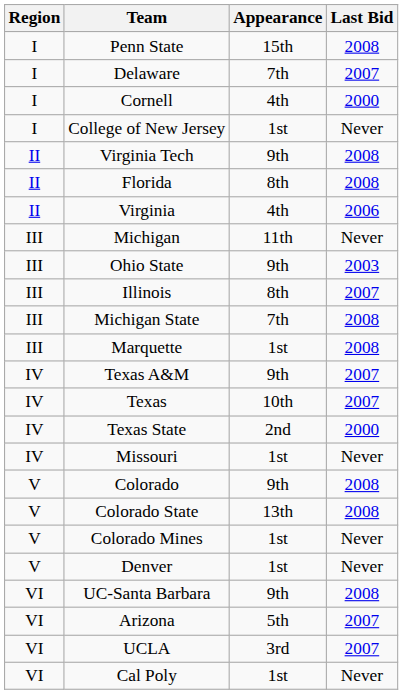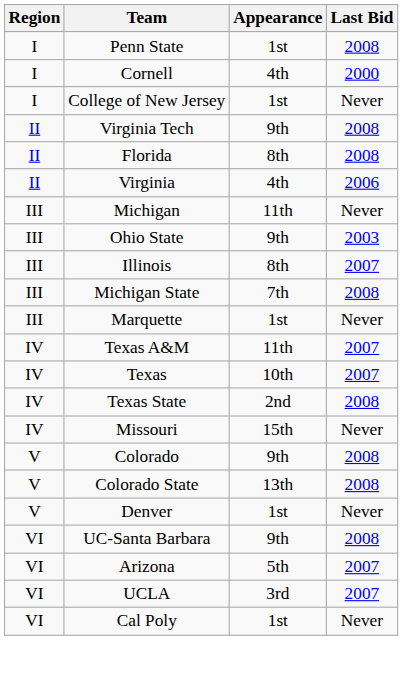(278, 45) 15th -> (278, 45) 1st
- row: (147, 73)
(362, 347) 2008 -> (362, 319) Never
(278, 374) 9th -> (278, 347) 11th
(362, 429) 2000 -> (362, 401) 2008
(278, 456) 1st -> (278, 429) 15th
- row: (147, 538)
